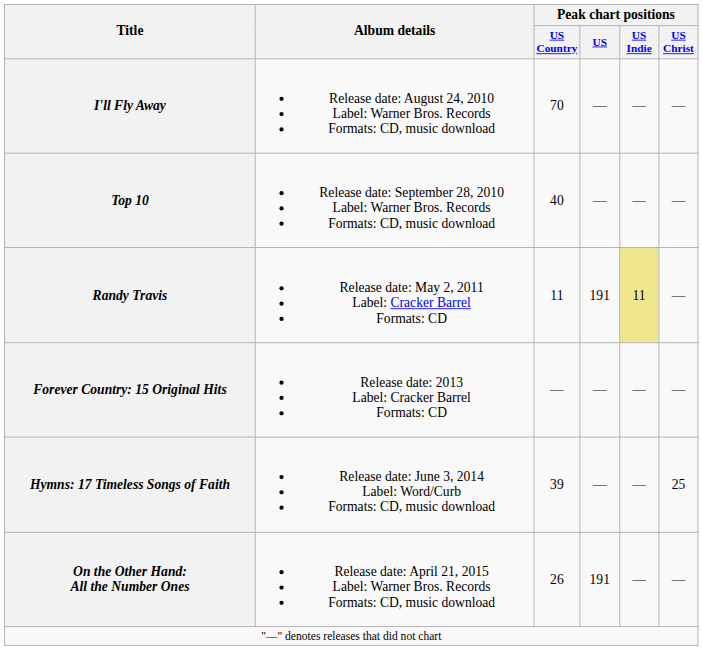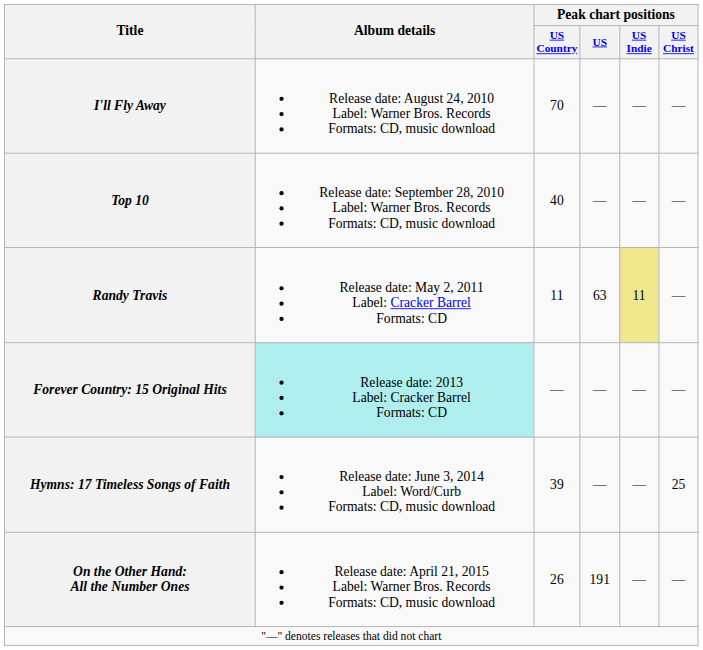(600, 295) 191 -> (600, 295) 63
(395, 398) no background -> (395, 398) paleturquoise background
